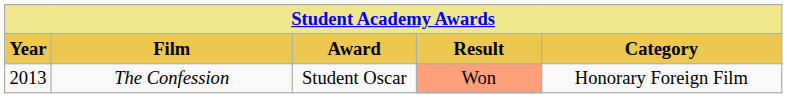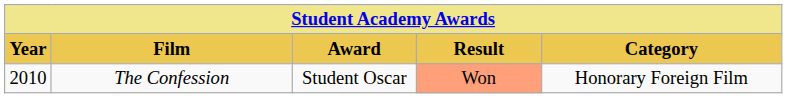(28, 78) 2013 -> (28, 78) 2010
